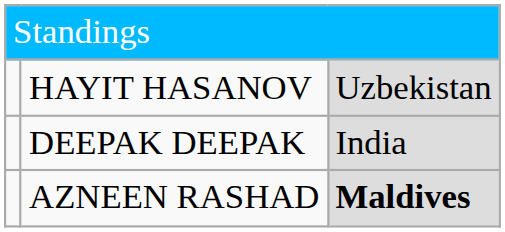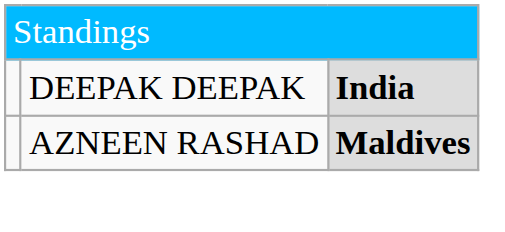- row: (170, 87)
(371, 142) normal -> (375, 87) bold
